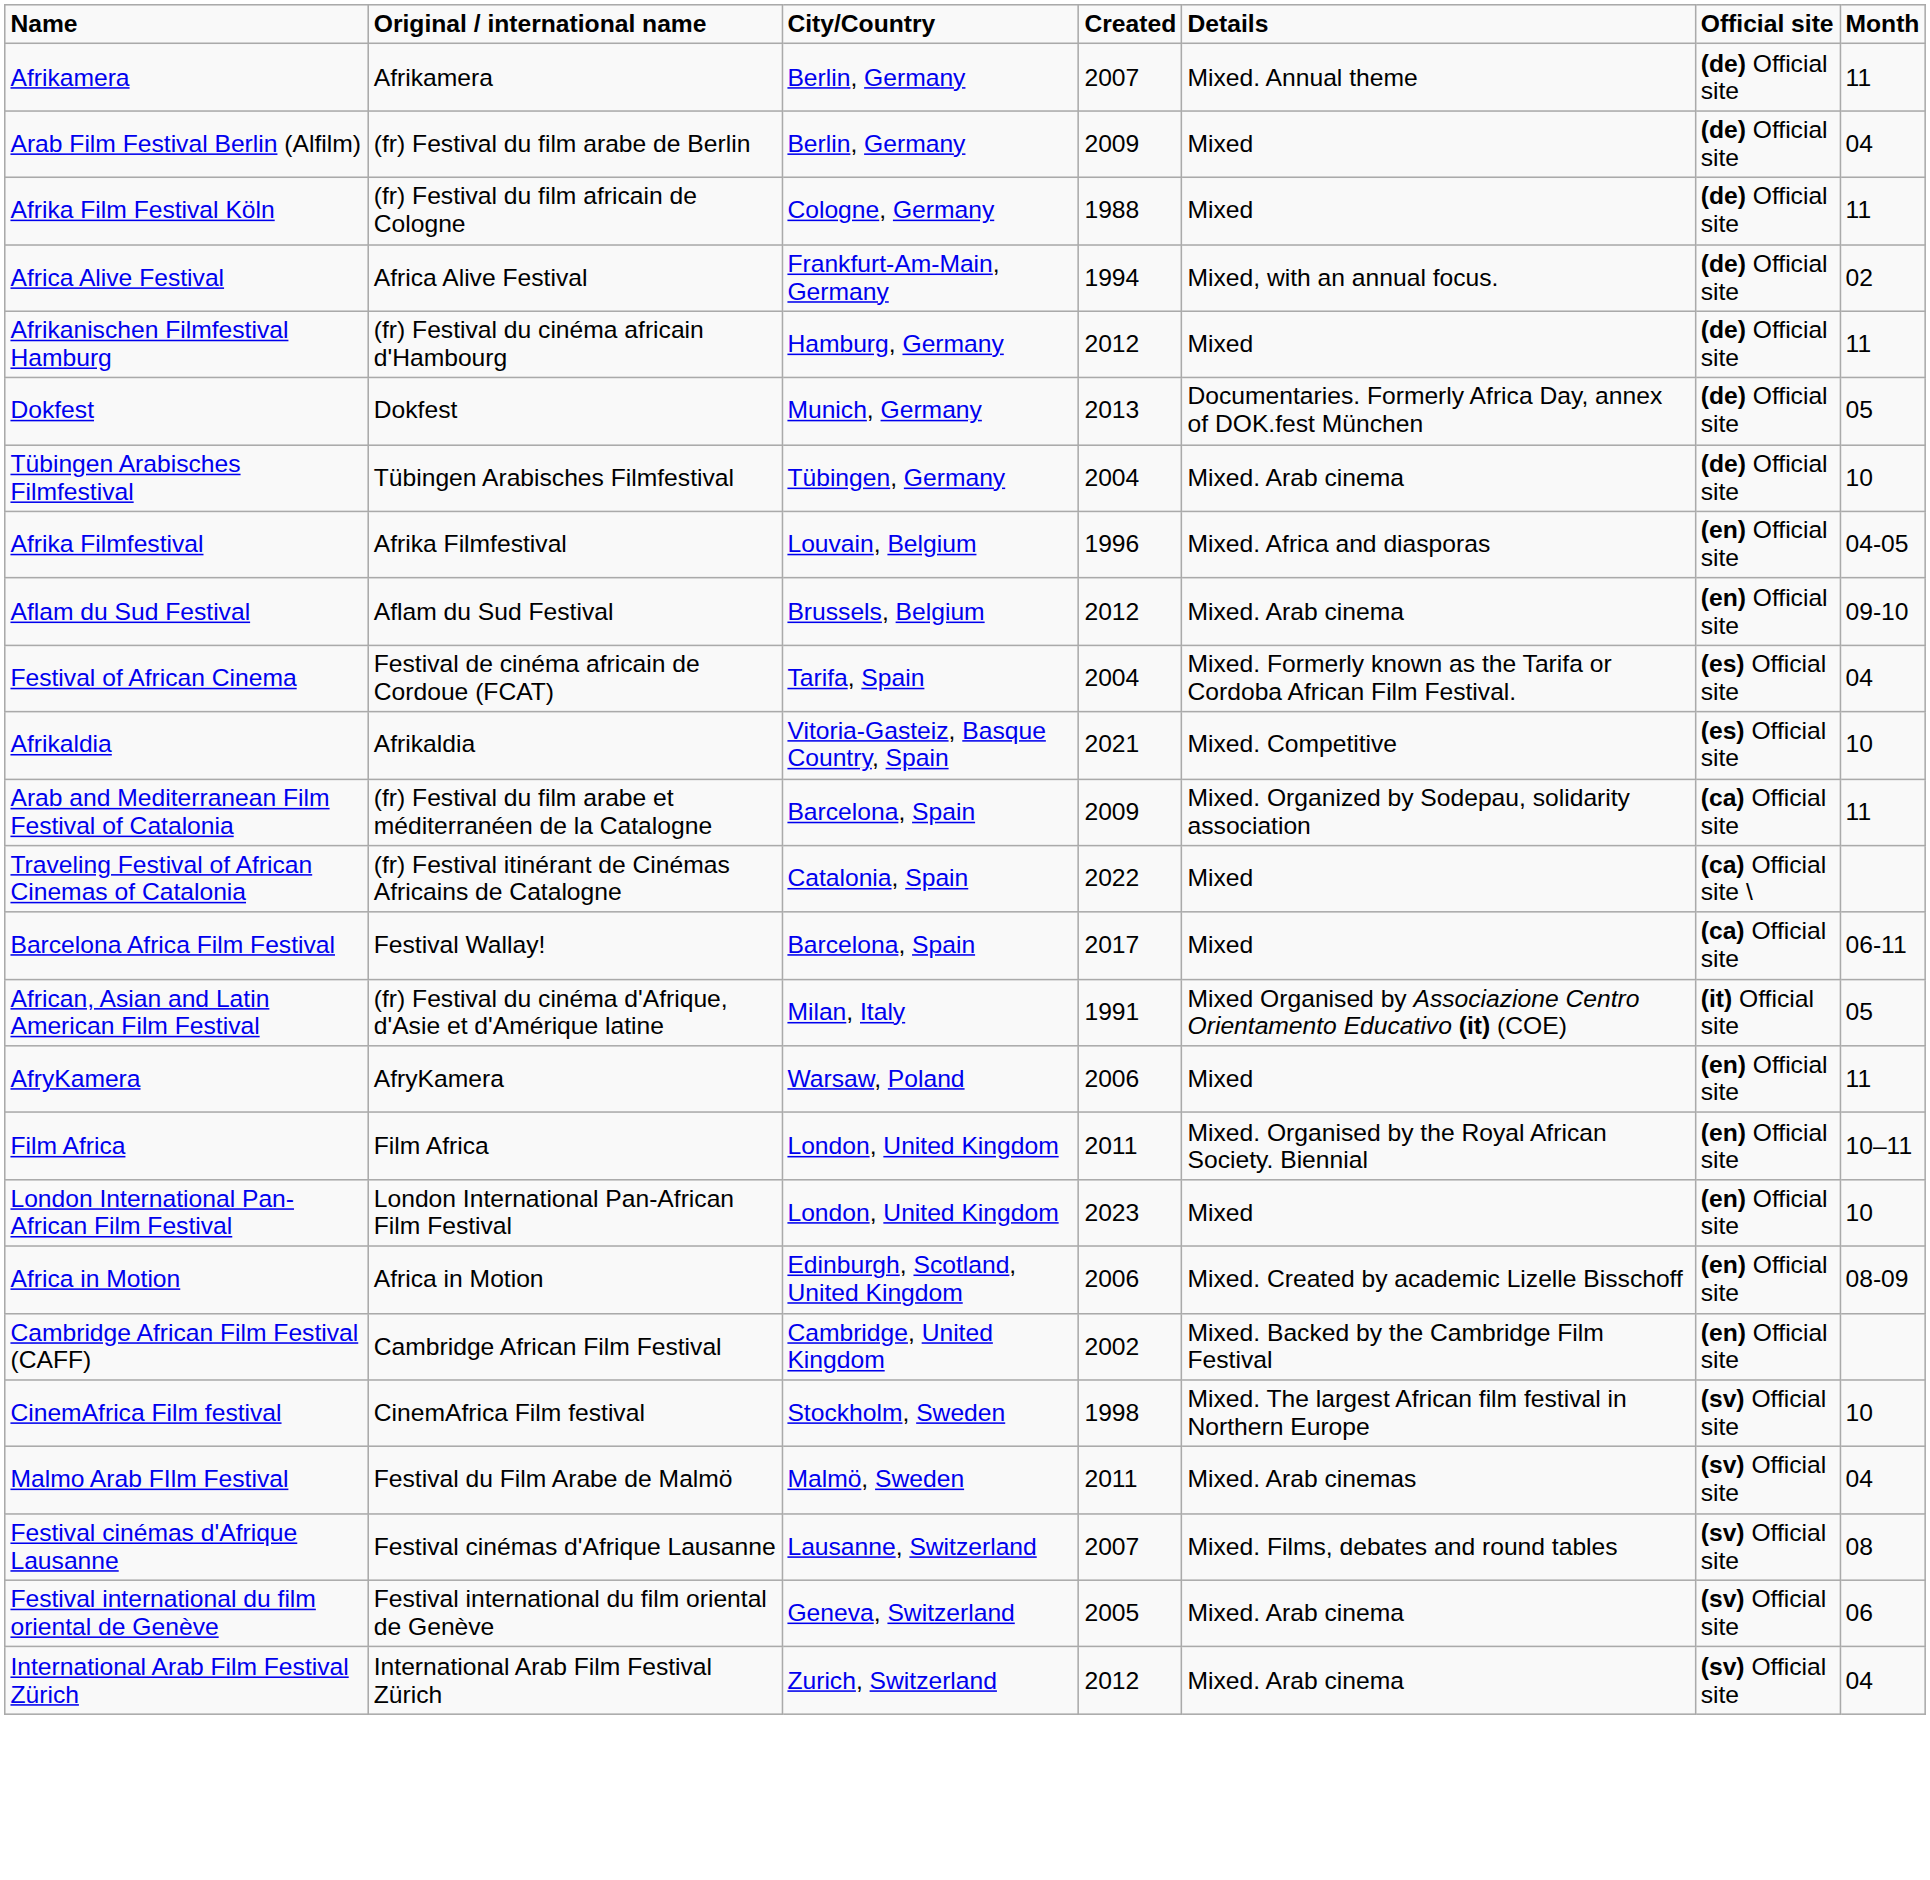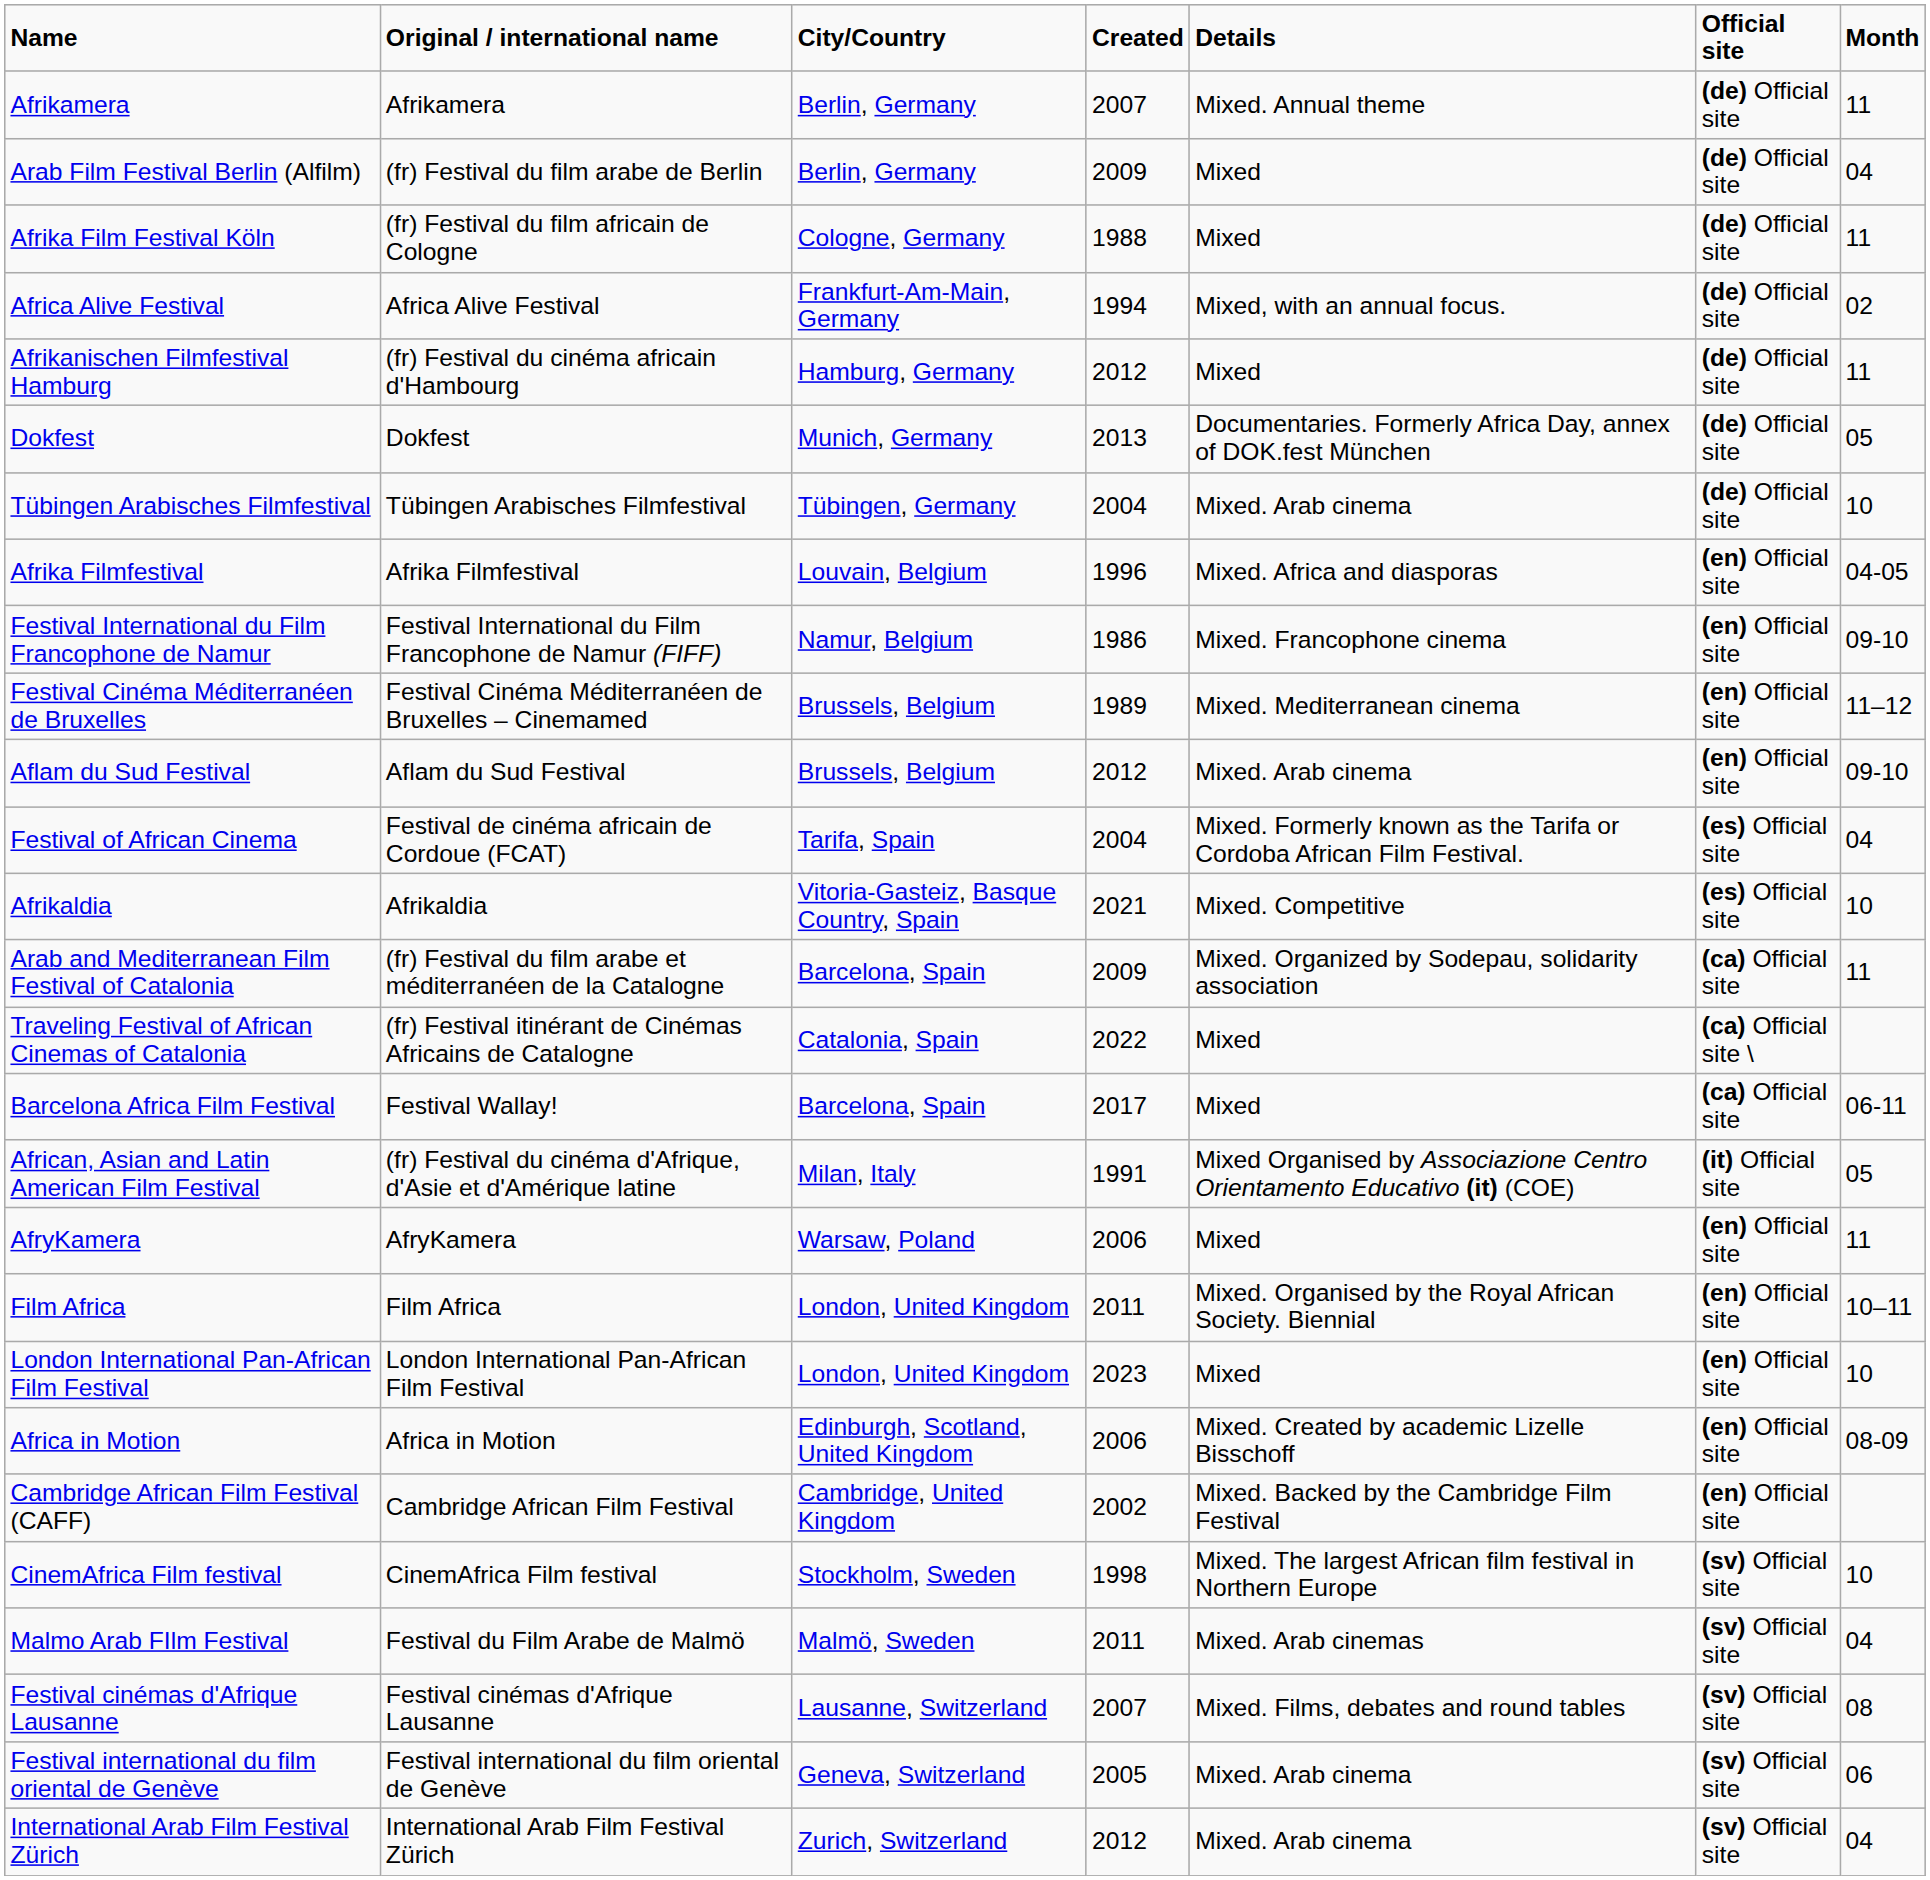+ row: (168, 639)
+ row: (182, 705)
